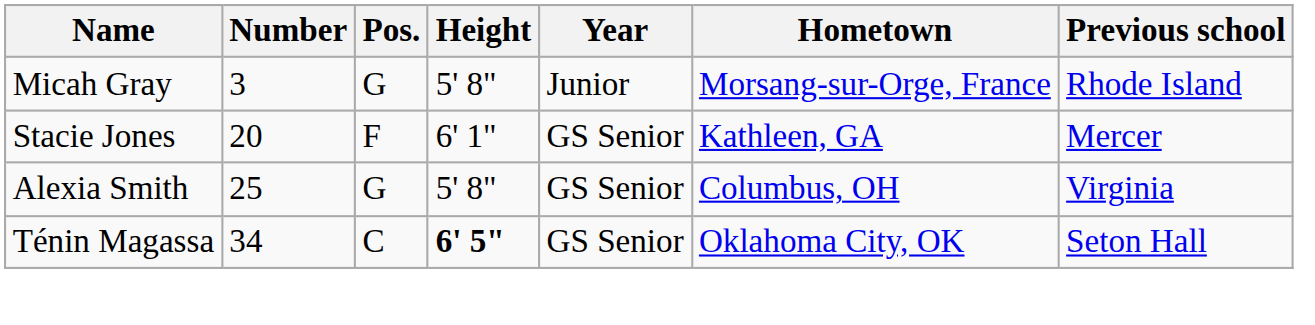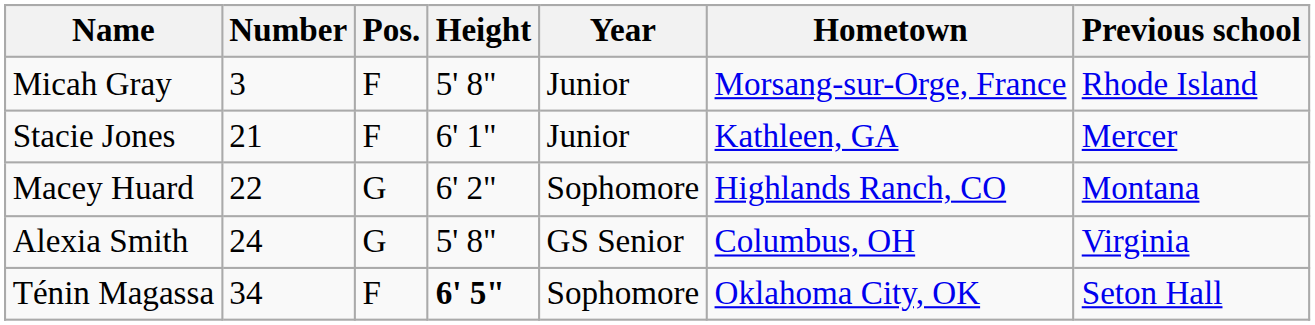(374, 83) G -> (372, 83) F
(246, 135) 20 -> (246, 135) 21
(615, 135) GS Senior -> (588, 135) Junior
+ row: (103, 188)
(246, 188) 25 -> (246, 240) 24
(373, 240) C -> (372, 293) F
(615, 240) GS Senior -> (623, 293) Sophomore
